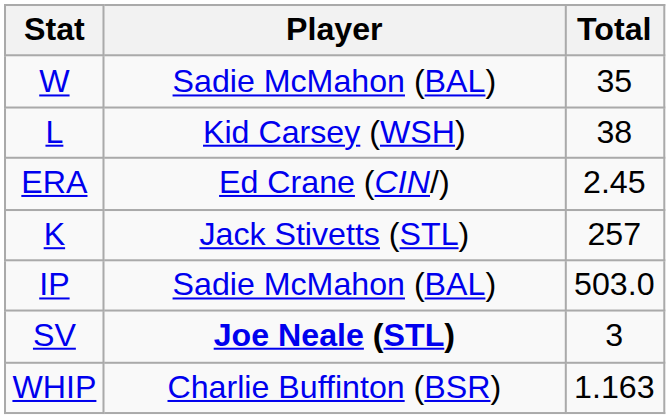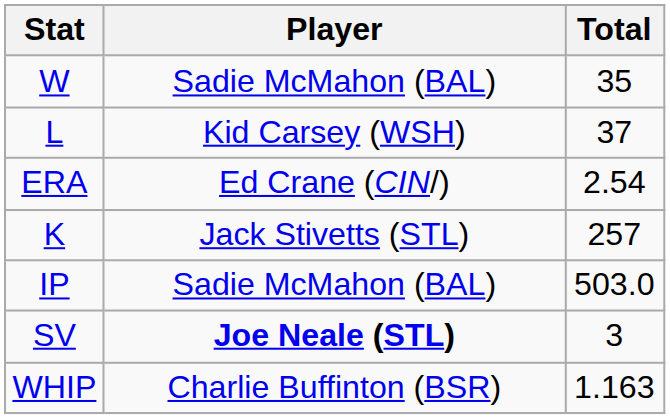(614, 132) 38 -> (614, 132) 37
(614, 183) 2.45 -> (614, 183) 2.54
